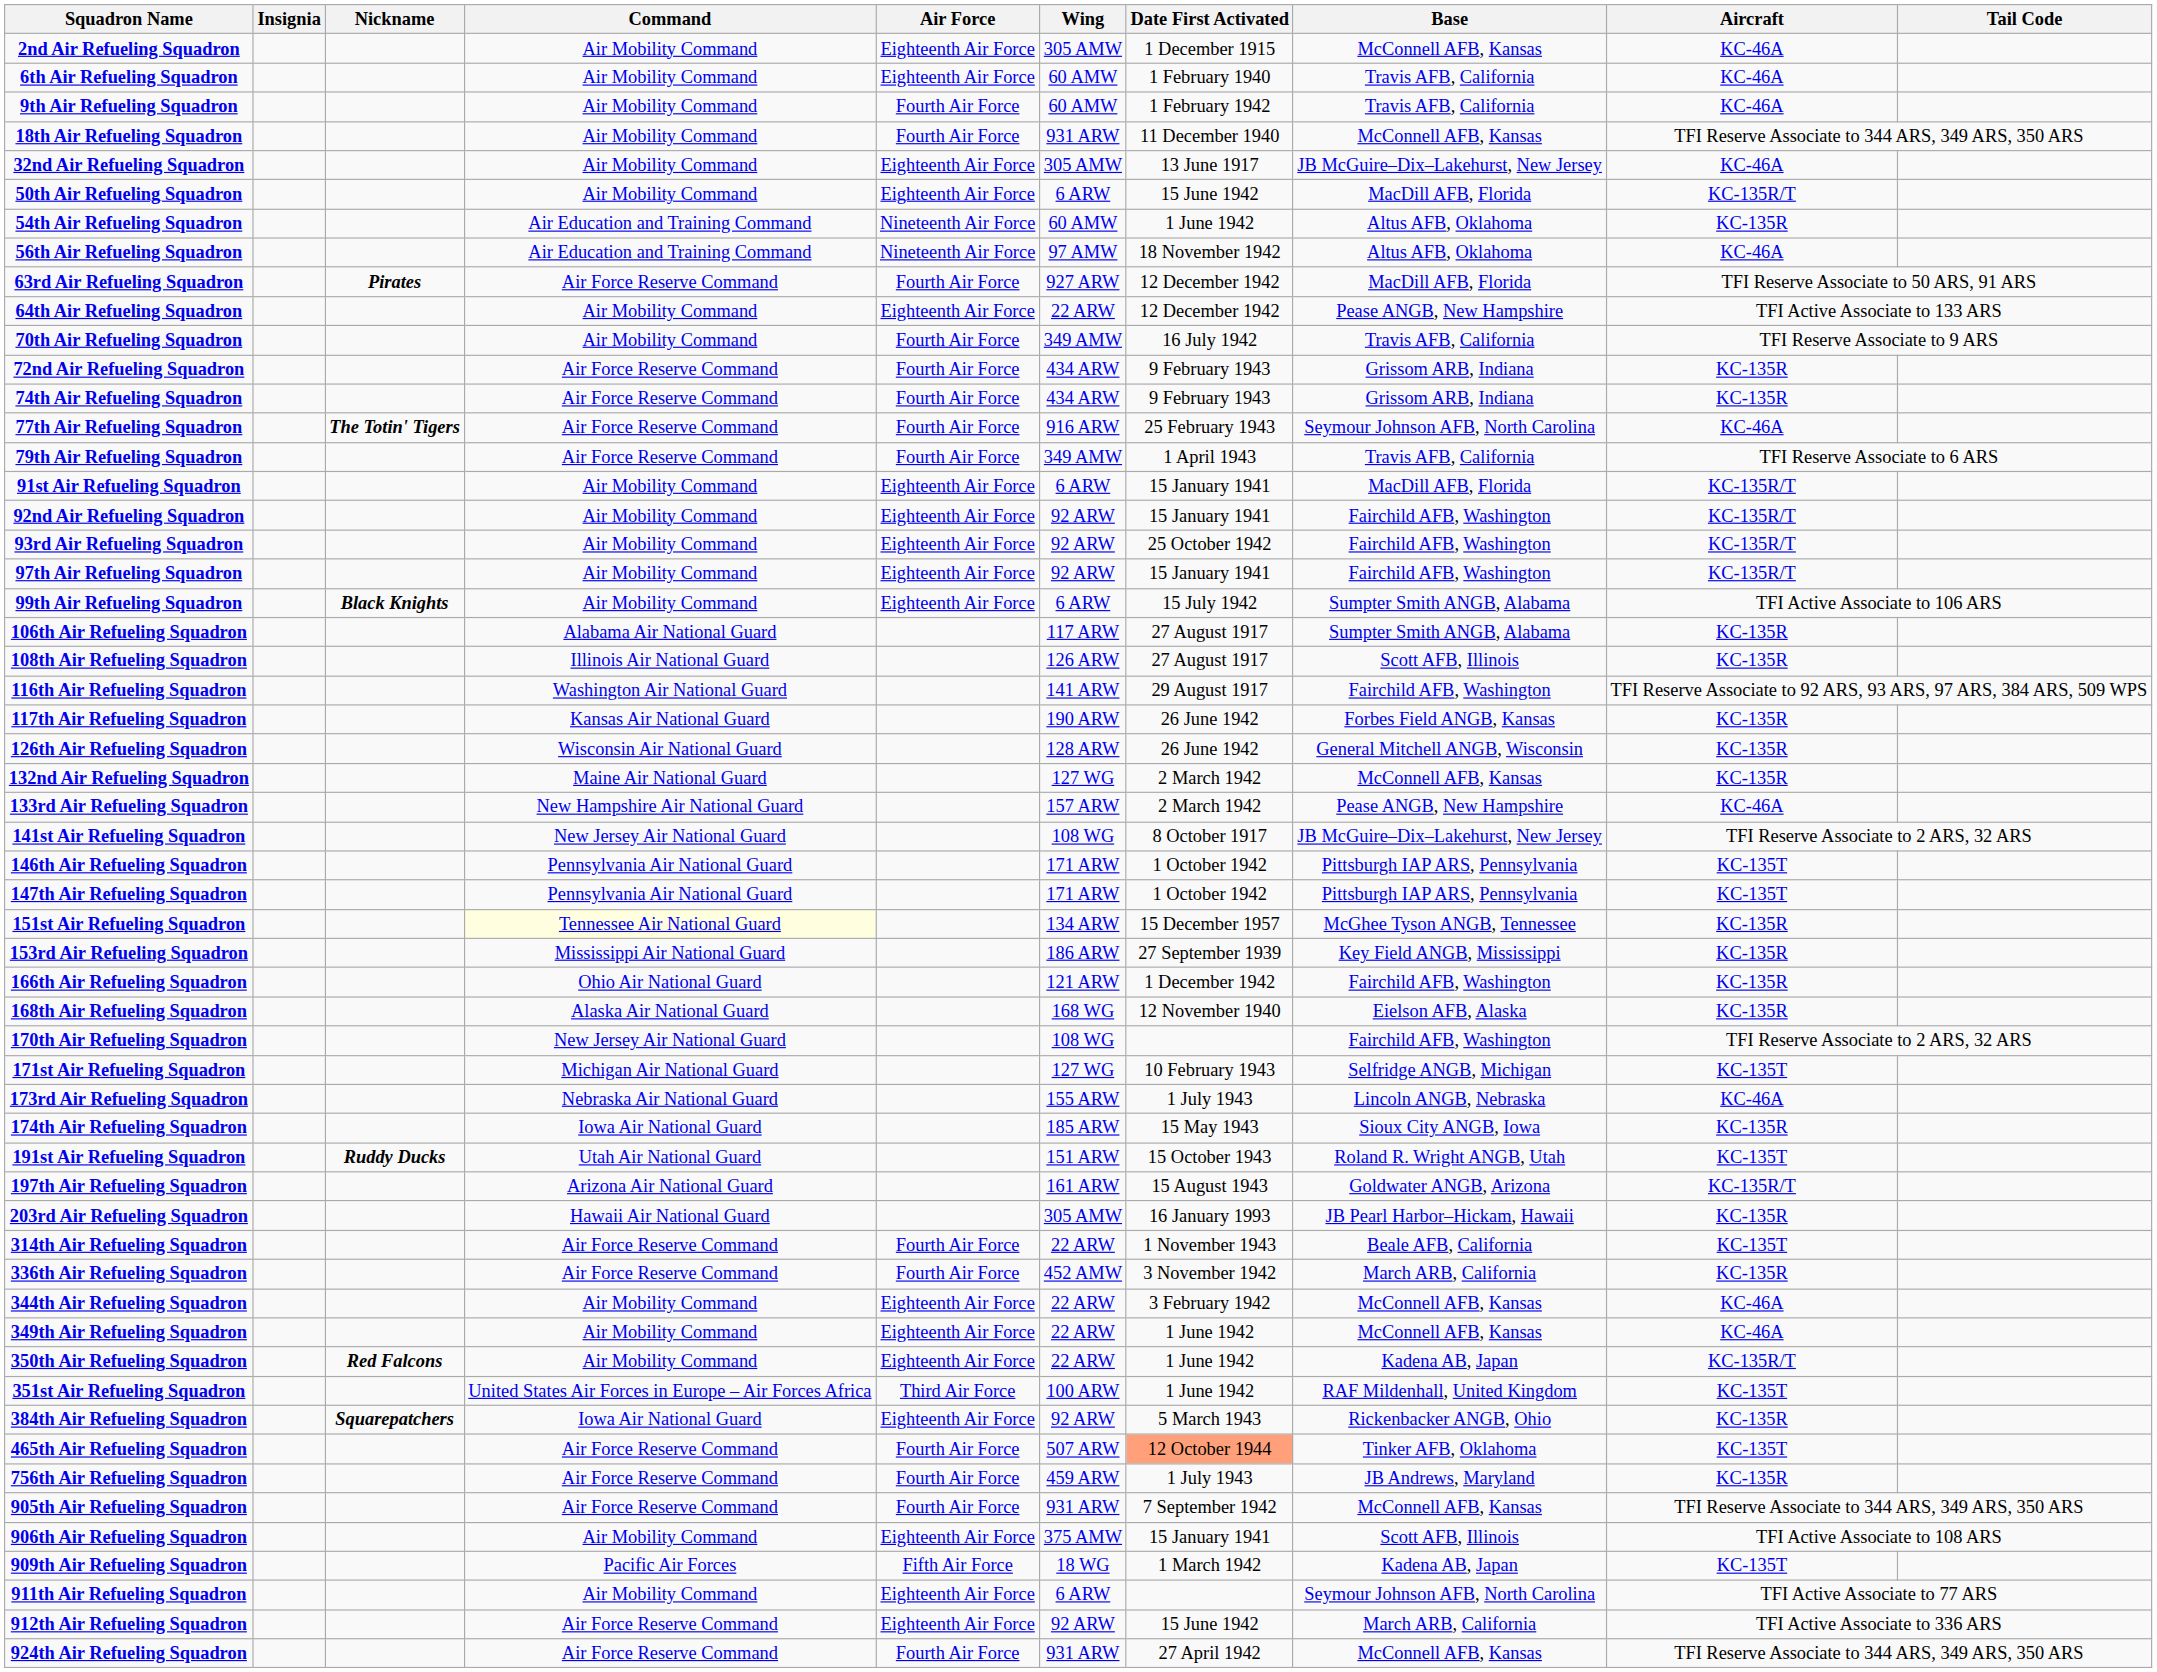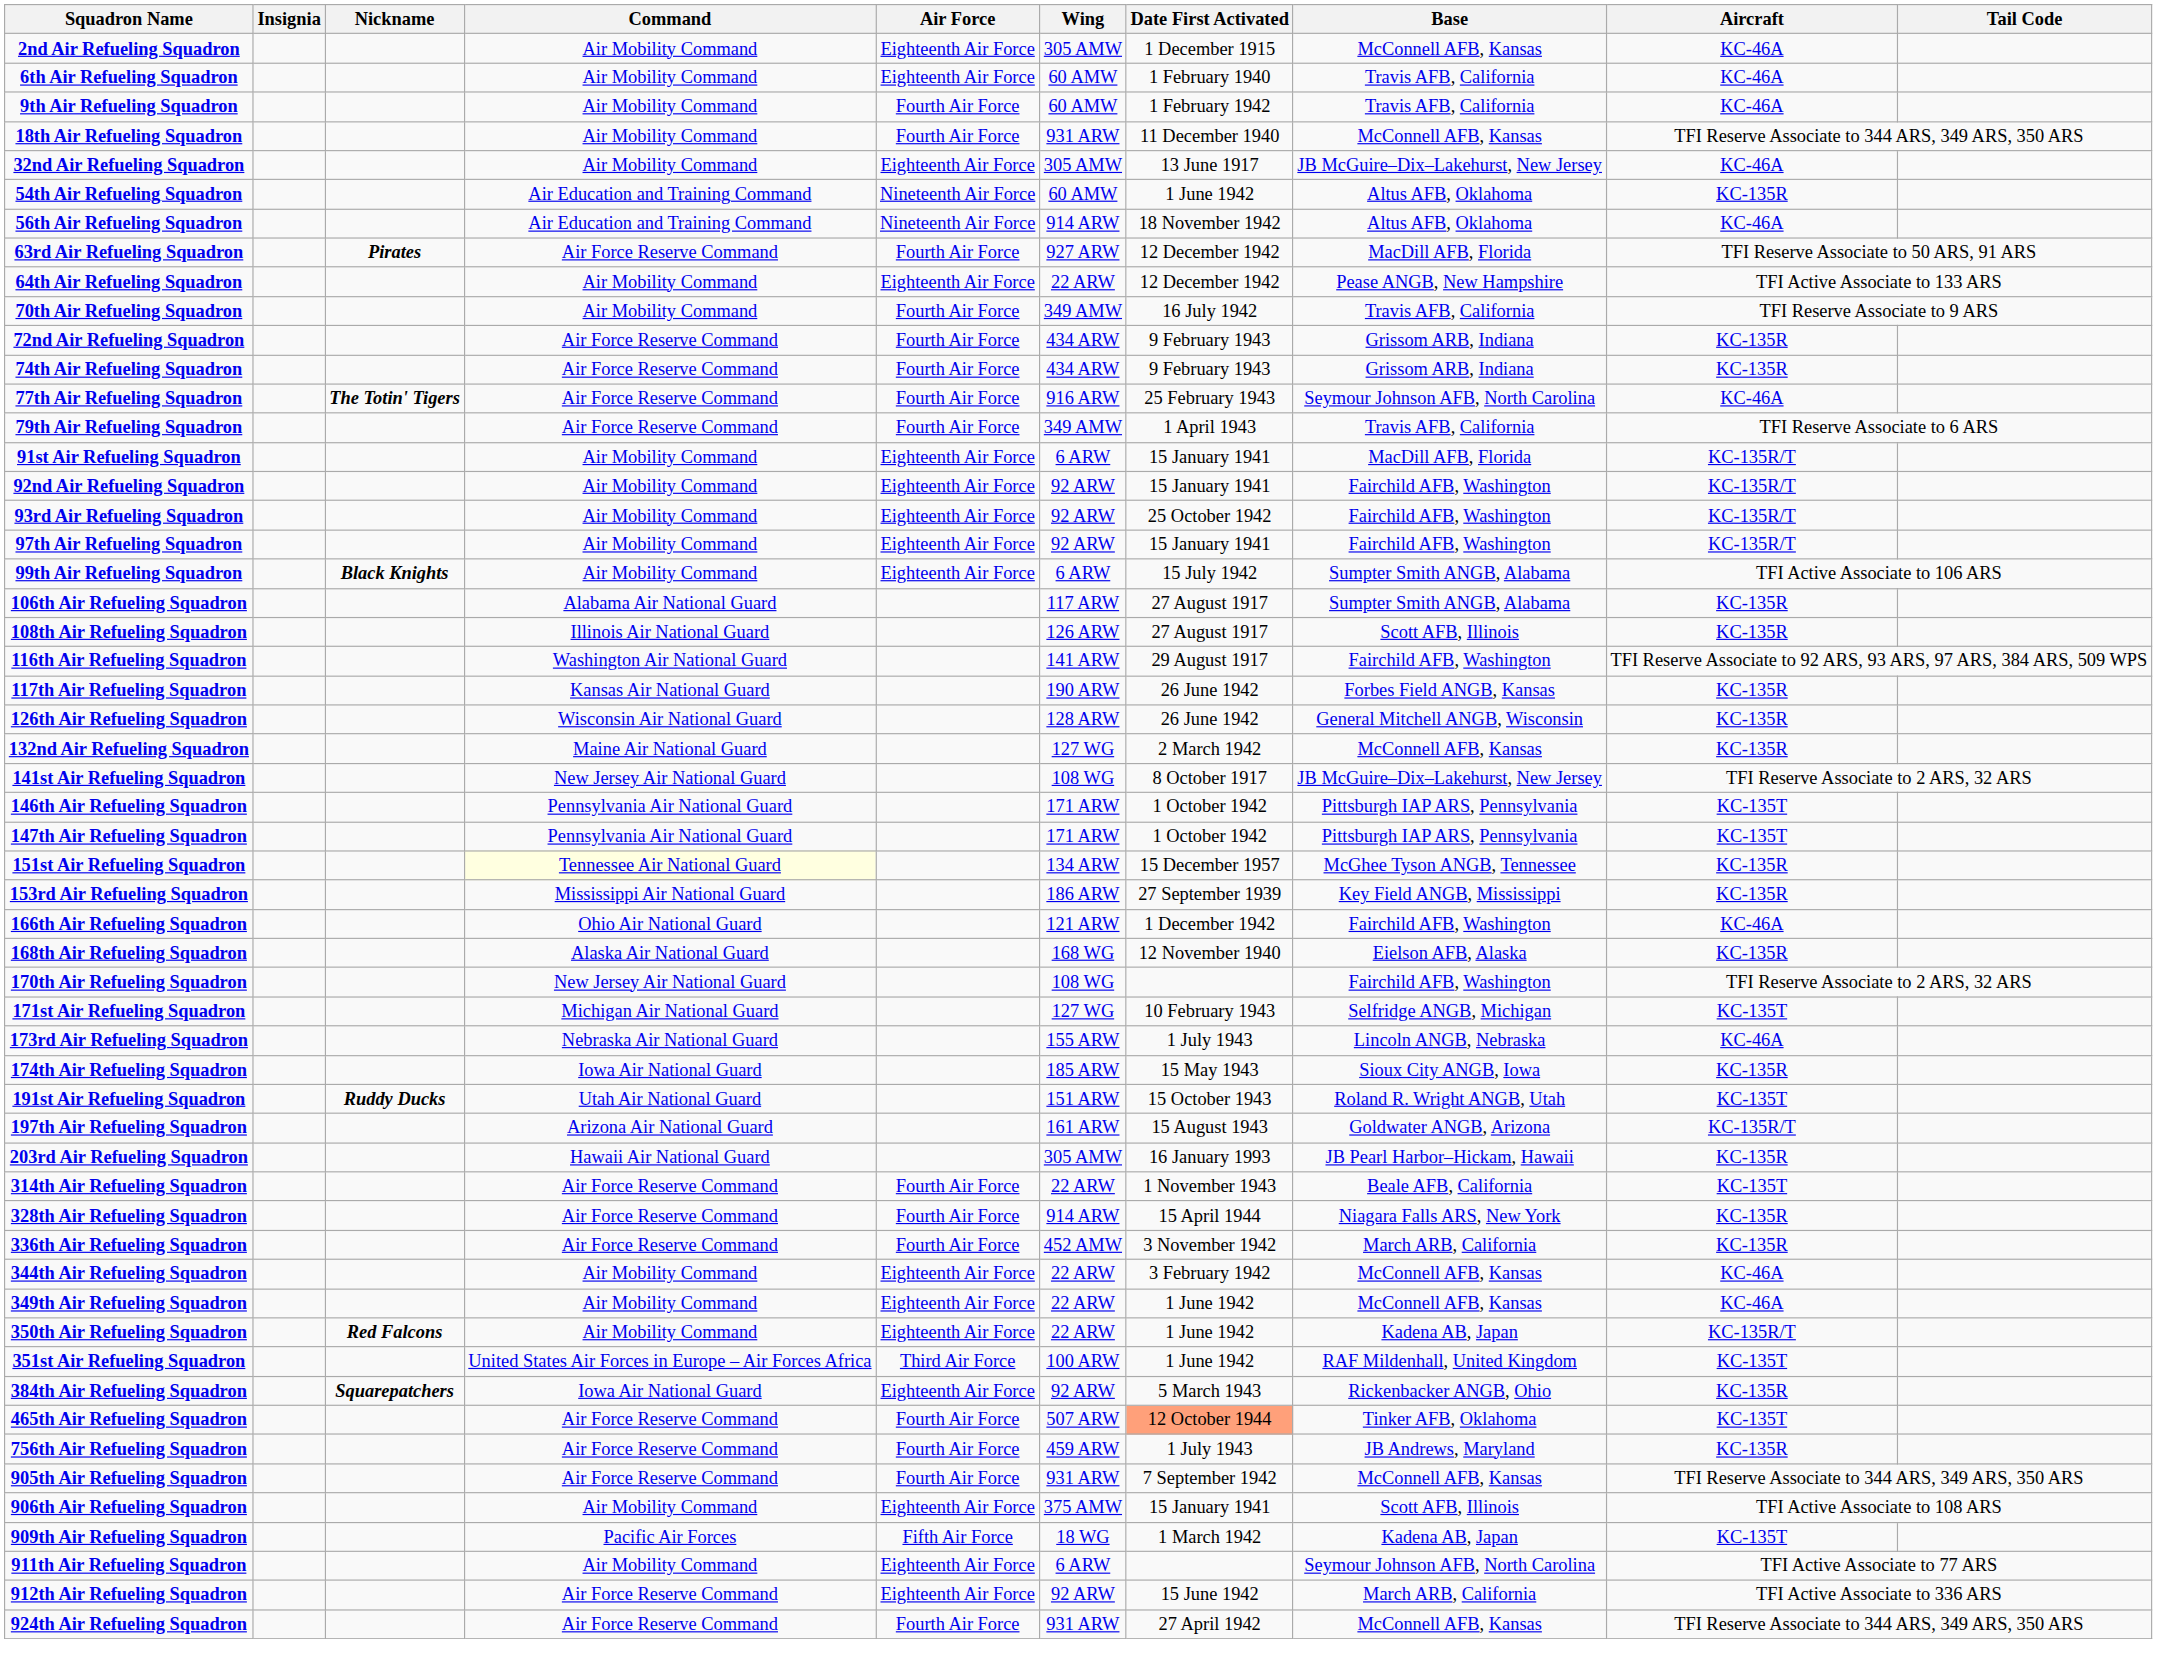- row: (129, 194)
(1083, 252) 97 AMW -> (1083, 223) 914 ARW
- row: (129, 806)
(1752, 982) KC-135R -> (1752, 923) KC-46A
+ row: (129, 1215)
